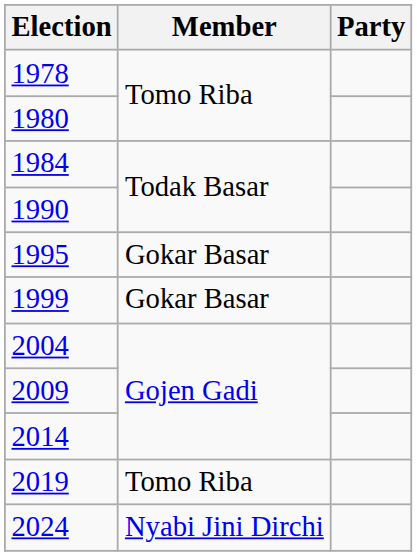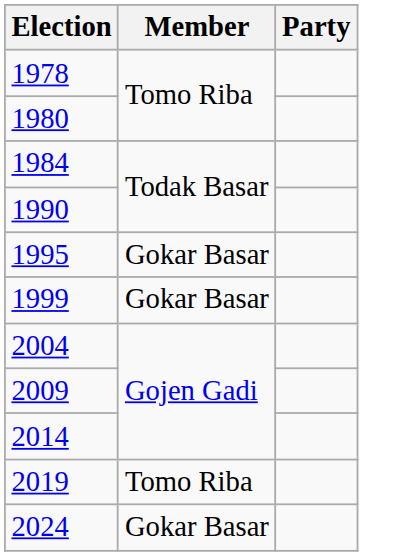(224, 526) Nyabi Jini Dirchi -> (197, 526) Gokar Basar
